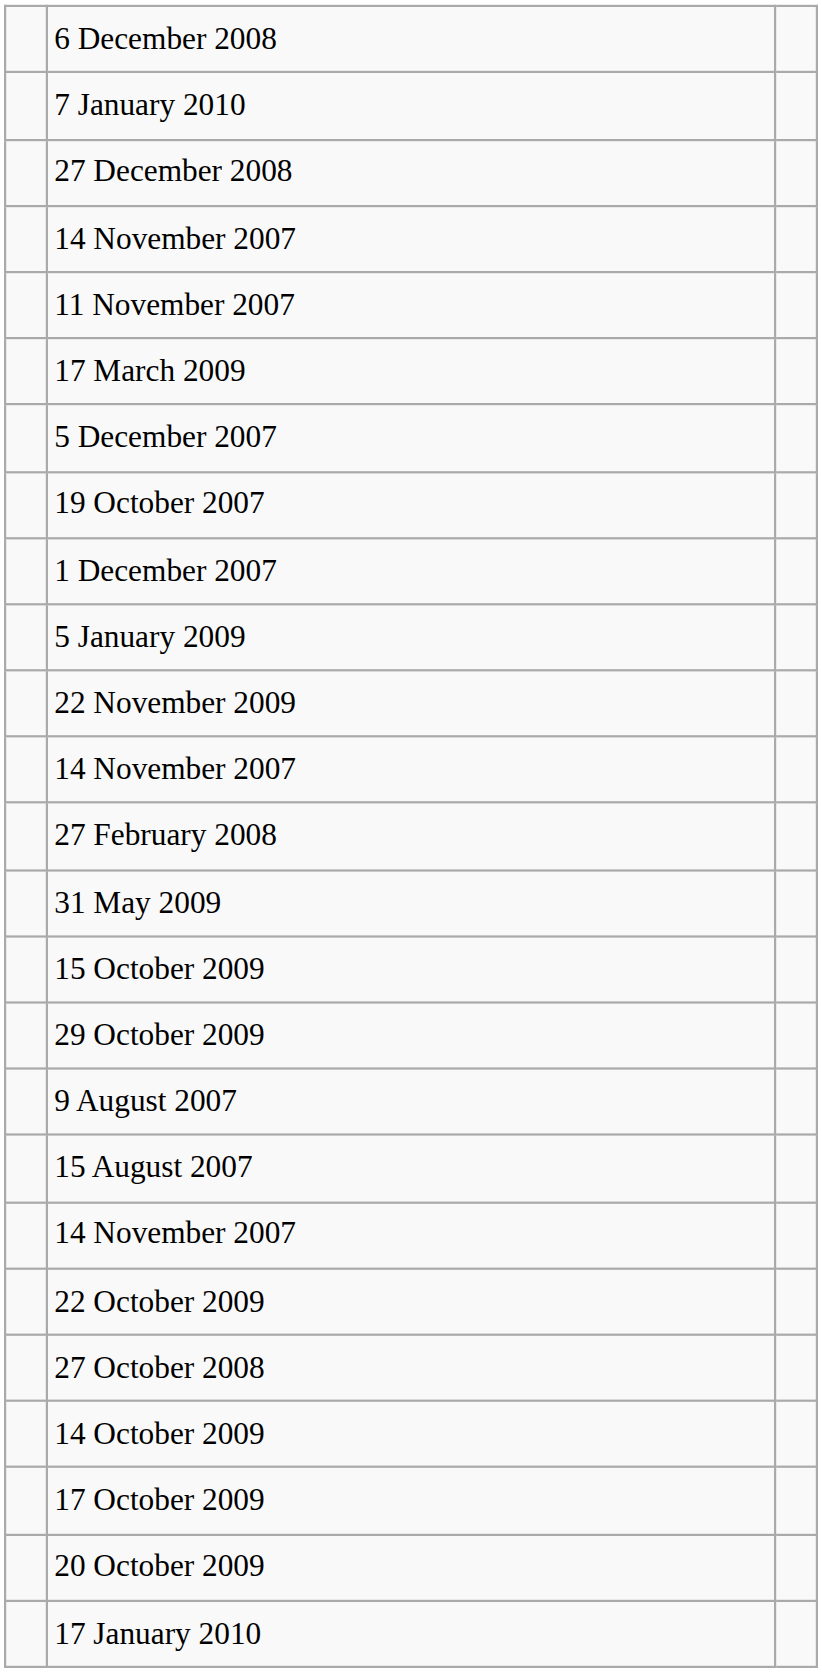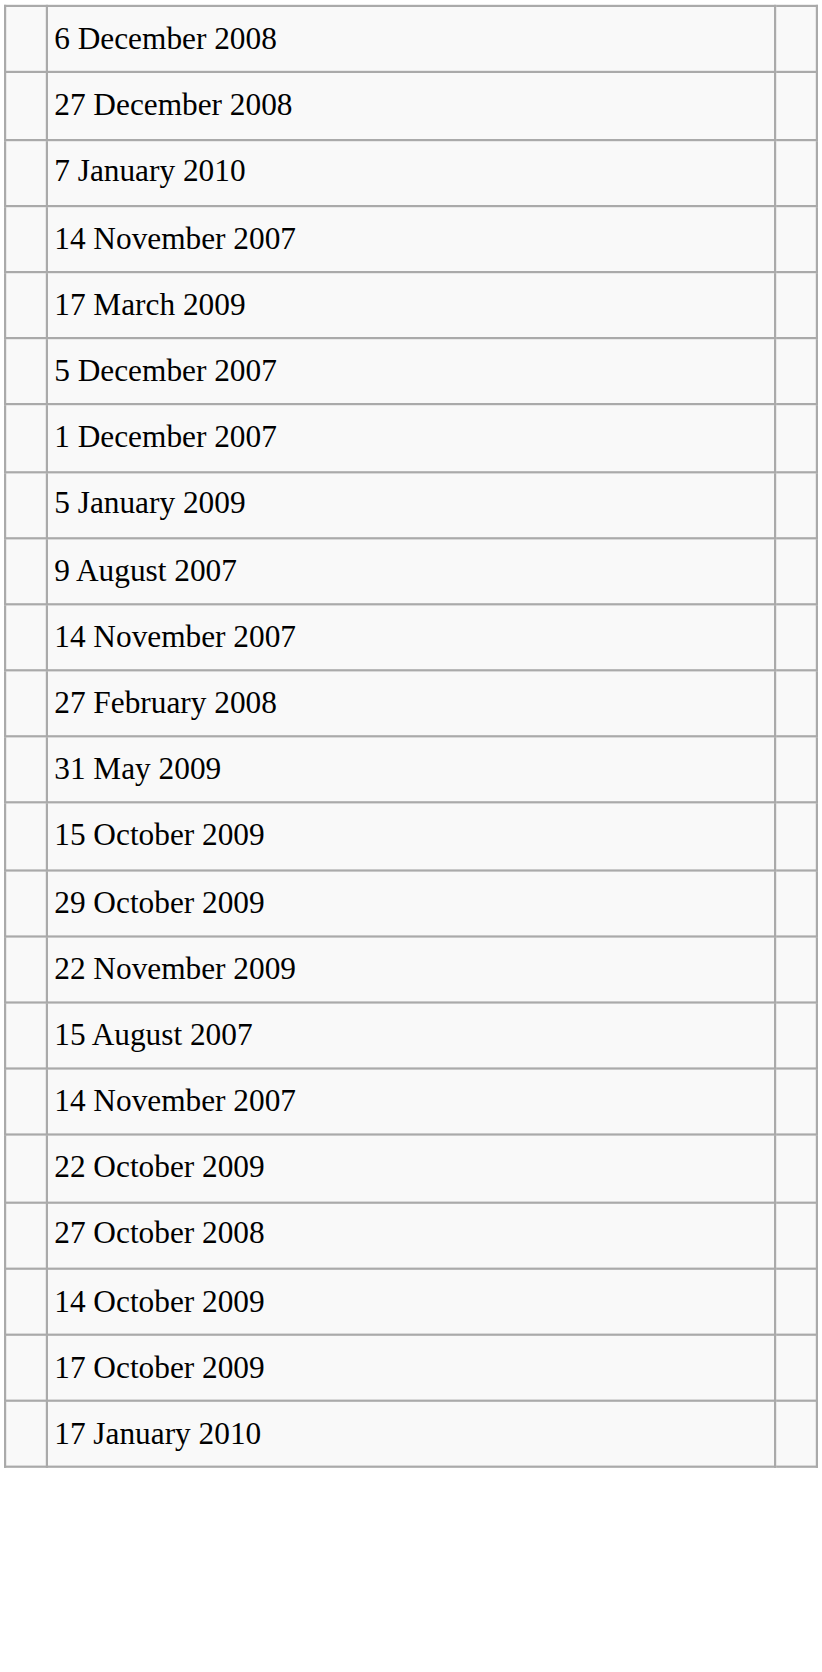rows swapped: (26, 172) <-> (26, 106)
- row: (26, 305)
- row: (26, 505)
rows swapped: (26, 1102) <-> (26, 704)
- row: (26, 1567)
